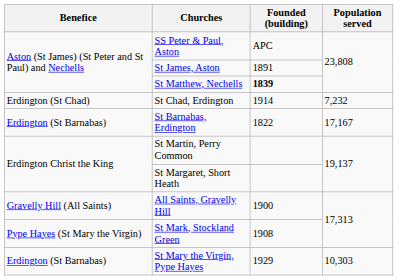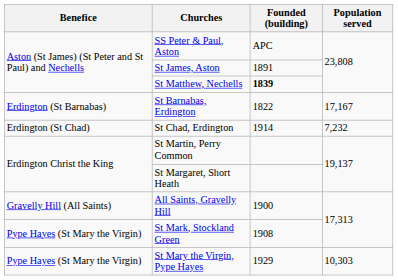rows swapped: (180, 122) <-> (194, 100)
(56, 261) Erdington (St Barnabas) -> (74, 261) Pype Hayes (St Mary the Virgin)
